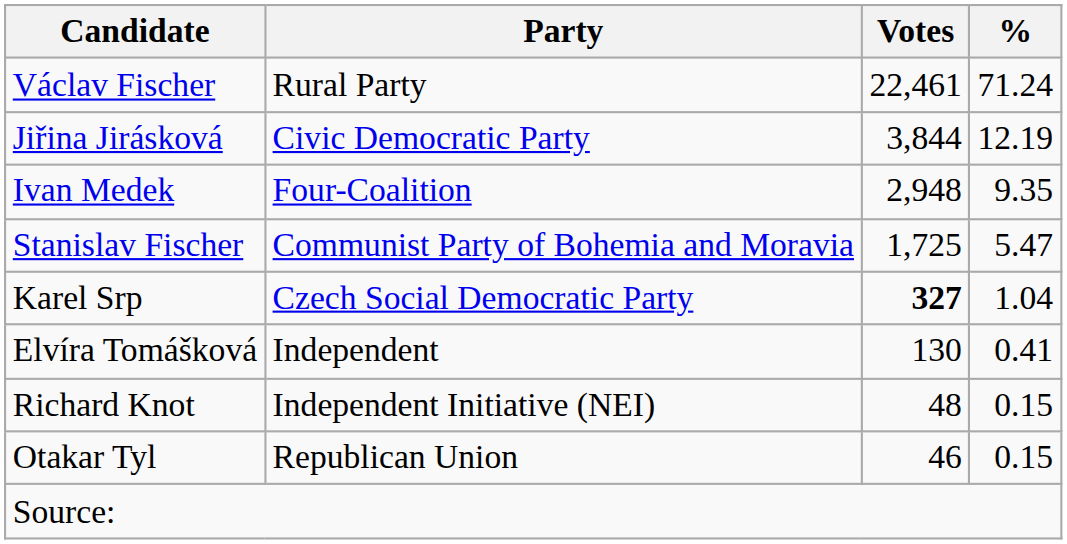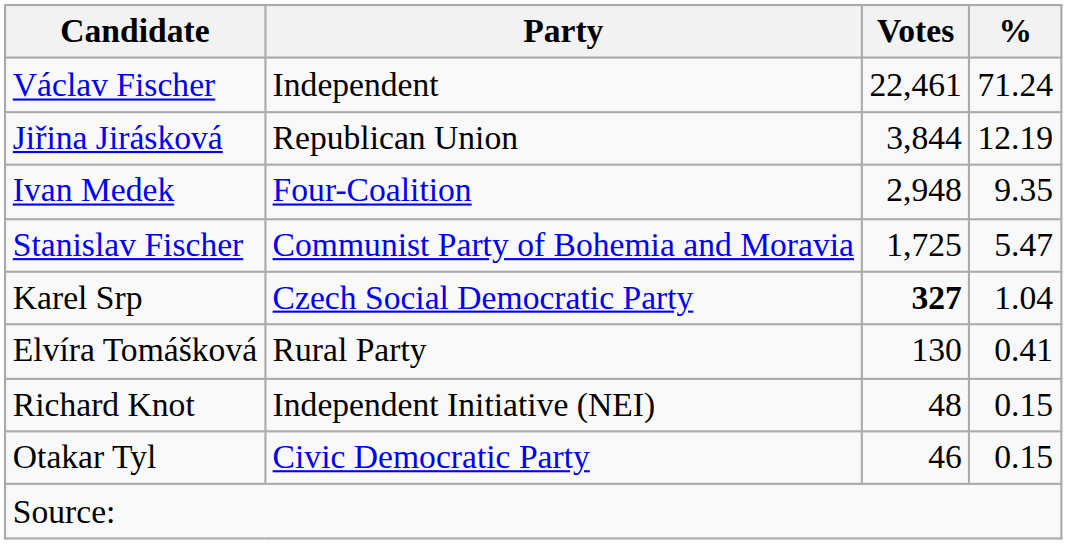(350, 84) Rural Party -> (356, 84) Independent
(431, 137) Civic Democratic Party -> (395, 137) Republican Union
(356, 350) Independent -> (350, 350) Rural Party
(395, 457) Republican Union -> (431, 457) Civic Democratic Party
